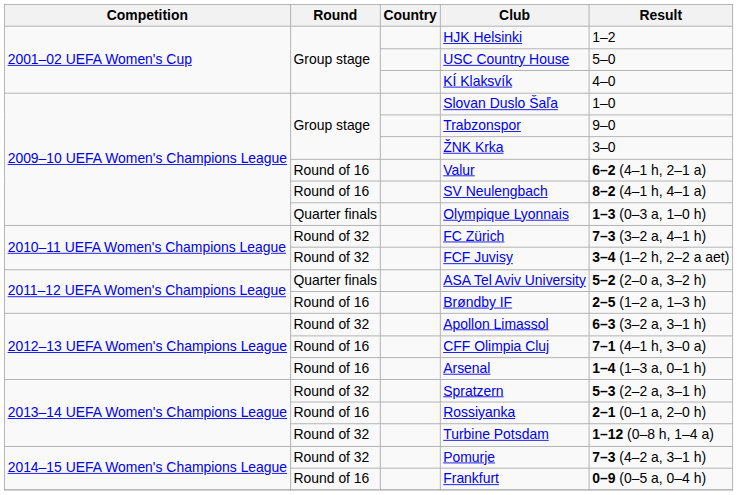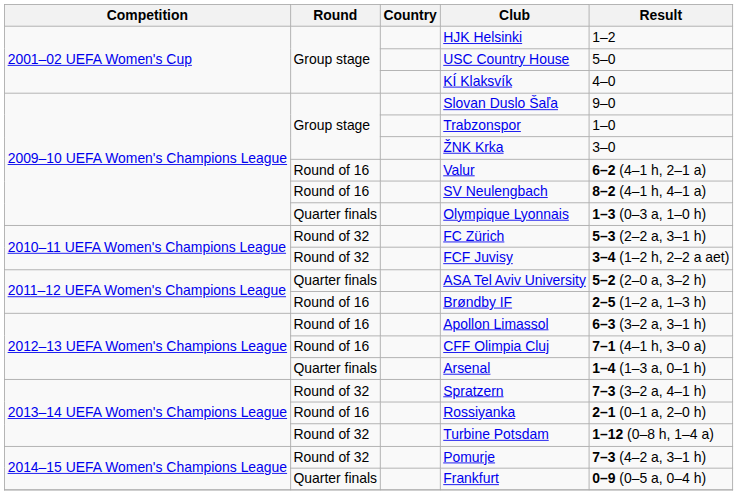(604, 103) 1–0 -> (604, 103) 9–0
(604, 125) 9–0 -> (604, 125) 1–0
(649, 236) 7–3 (3–2 a, 4–1 h) -> (649, 236) 5–3 (2–2 a, 3–1 h)
(331, 324) Round of 32 -> (331, 324) Round of 16
(331, 368) Round of 16 -> (335, 368) Quarter finals
(649, 390) 5–3 (2–2 a, 3–1 h) -> (649, 390) 7–3 (3–2 a, 4–1 h)
(331, 479) Round of 16 -> (335, 479) Quarter finals
